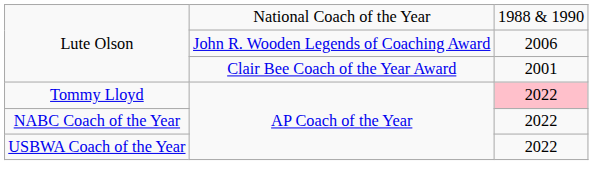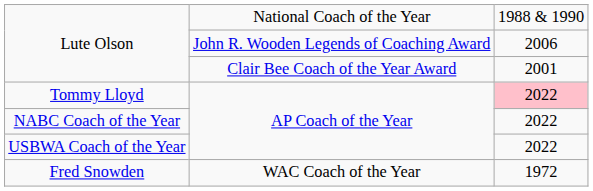+ row: (97, 172)
